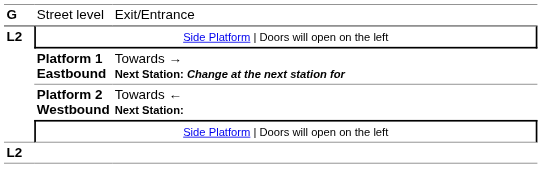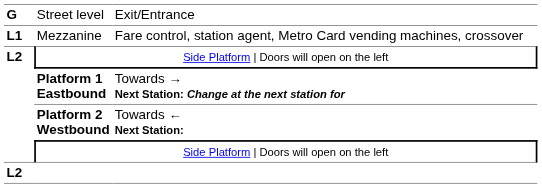+ row: (69, 36)
